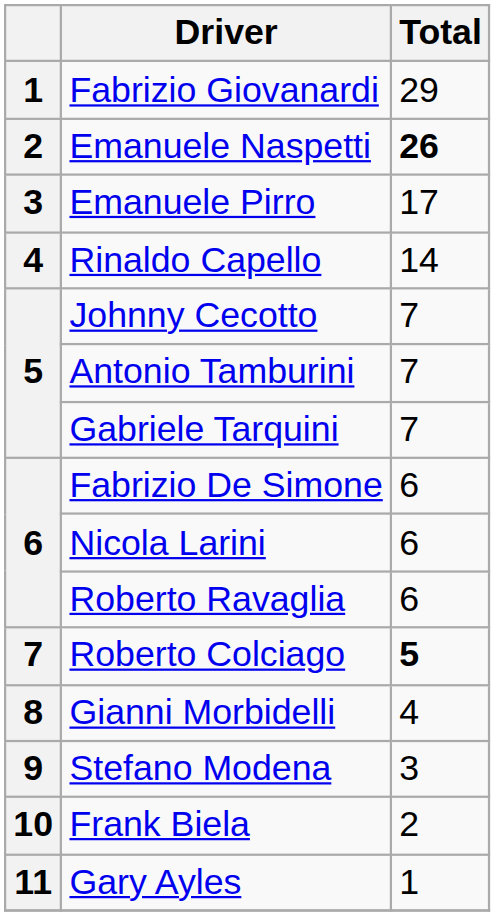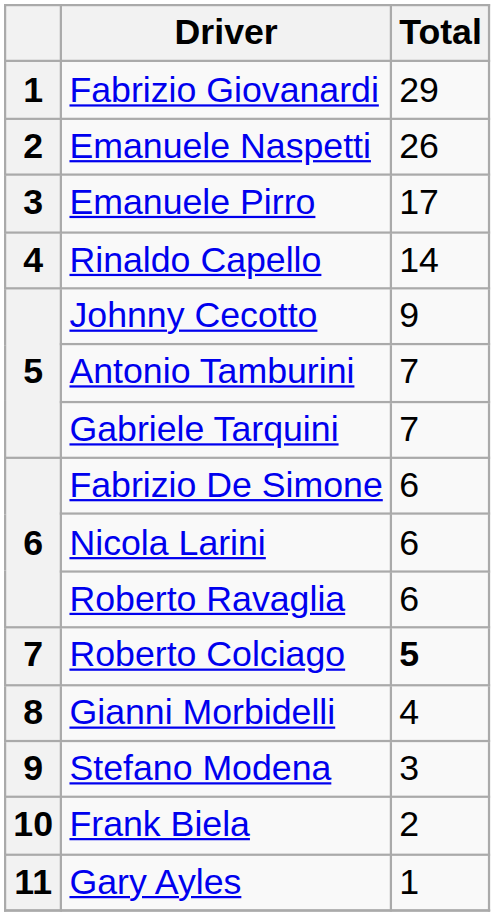(419, 145) bold -> (419, 145) normal
(409, 315) 7 -> (409, 315) 9
